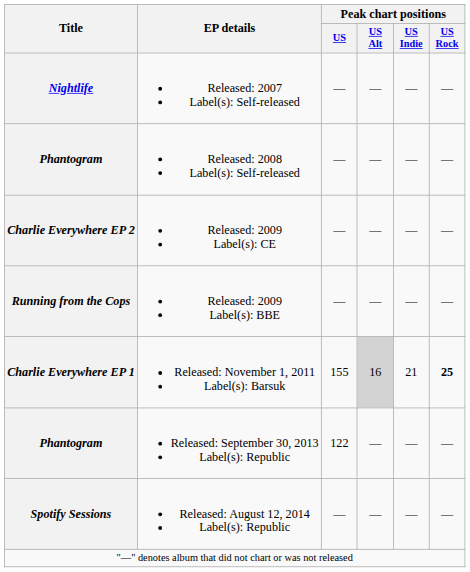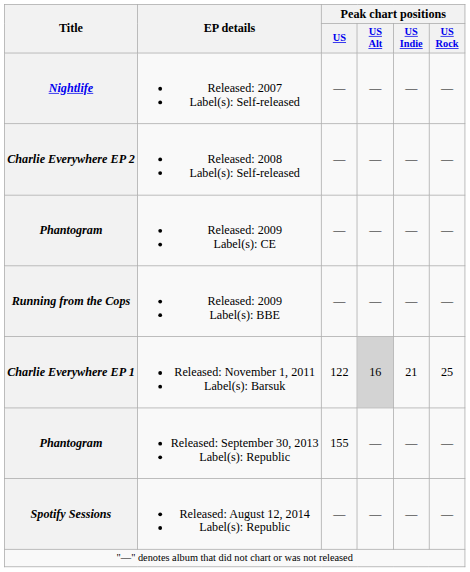(71, 159) Phantogram -> (71, 159) Charlie Everywhere EP 2
(71, 230) Charlie Everywhere EP 2 -> (71, 230) Phantogram
(339, 372) 155 -> (339, 372) 122
(447, 372) bold -> (447, 372) normal
(339, 443) 122 -> (339, 443) 155
